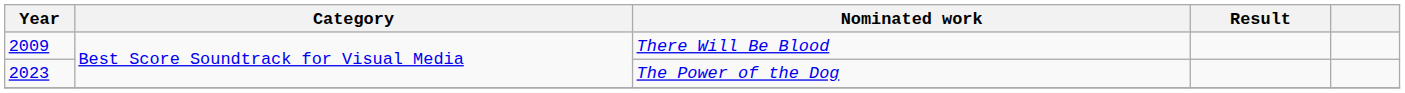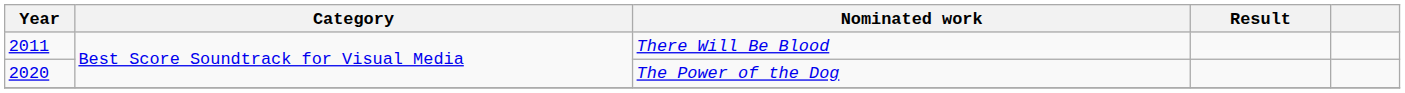(29, 46) 2009 -> (29, 46) 2011
(29, 74) 2023 -> (29, 74) 2020
